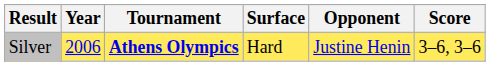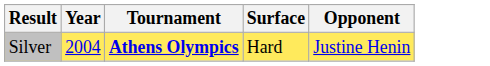- column: (450, 18)
(83, 46) 2006 -> (83, 46) 2004
